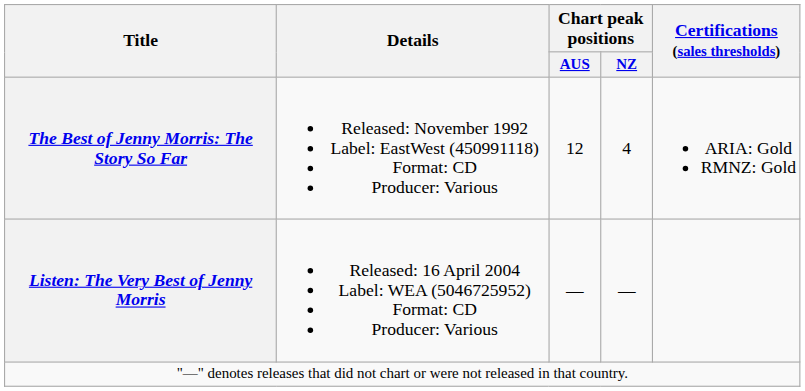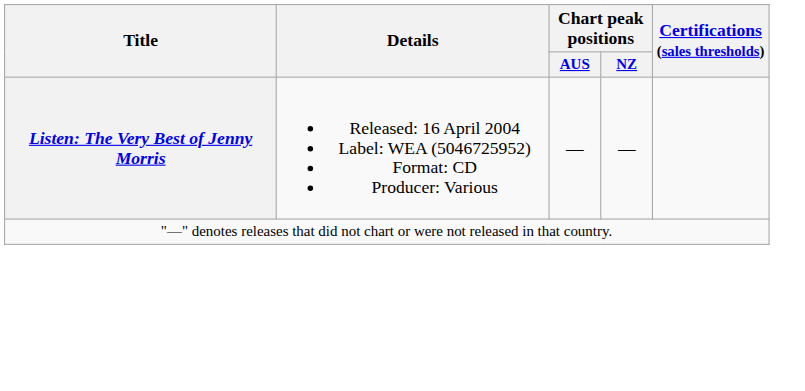- row: (141, 148)
